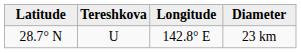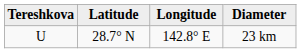columns swapped: (114, 15) <-> (41, 15)
